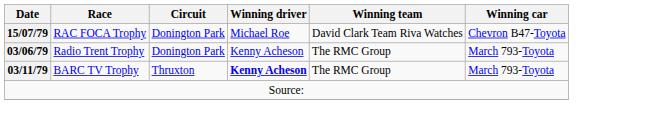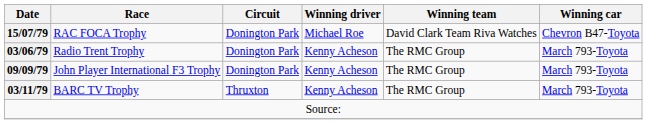+ row: (137, 71)
(268, 71) bold -> (341, 90) normal
